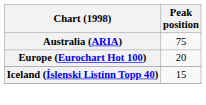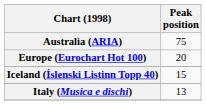+ row: (82, 91)
